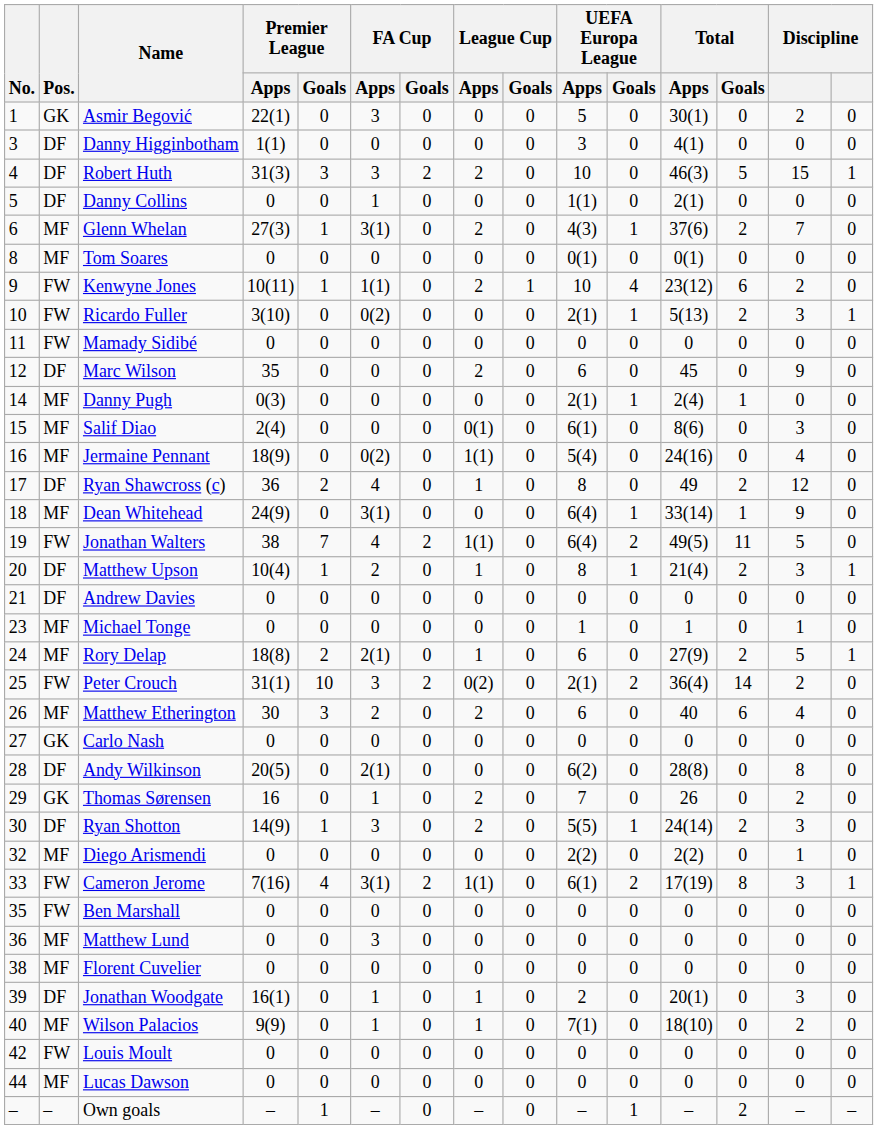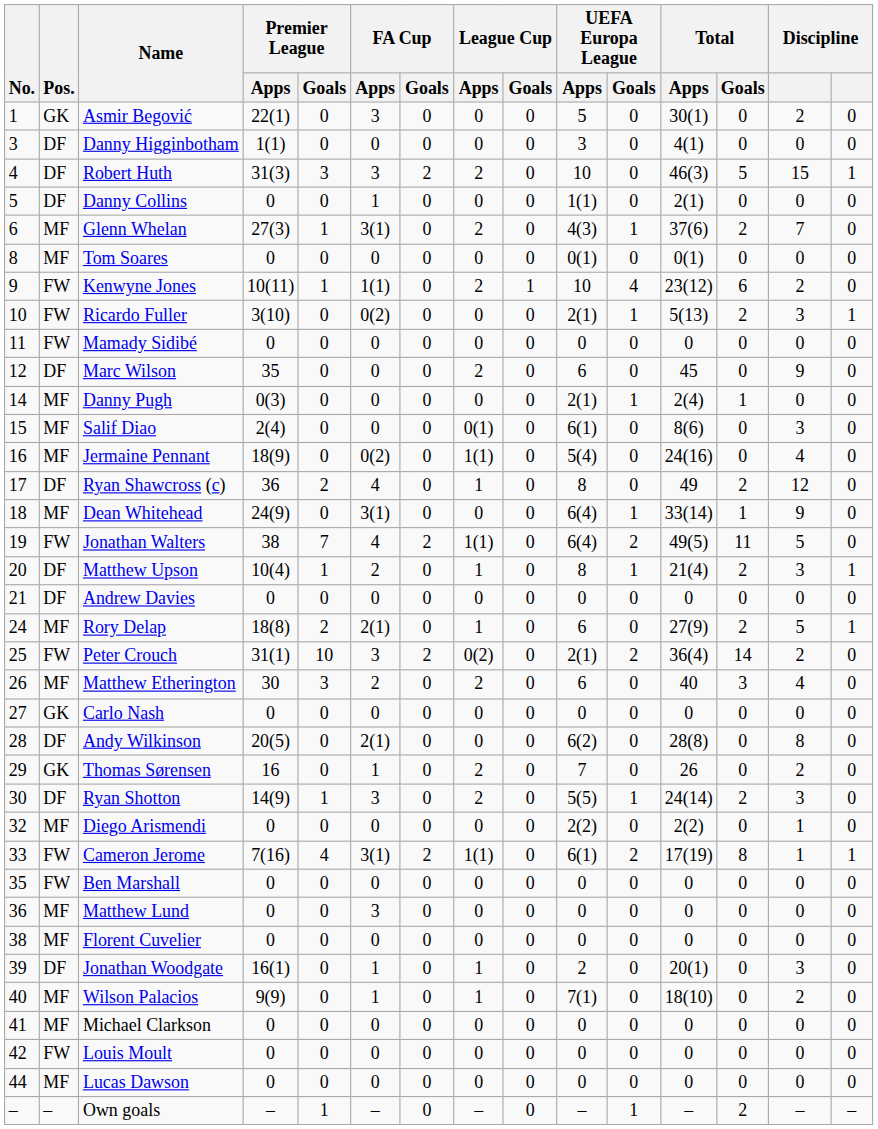- row: (137, 627)
(743, 712) 6 -> (743, 684) 3
(800, 883) 3 -> (800, 854) 1
+ row: (147, 1025)
